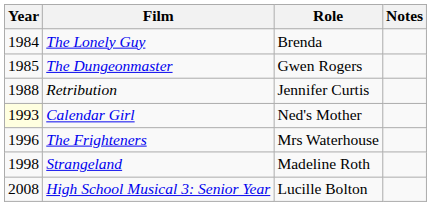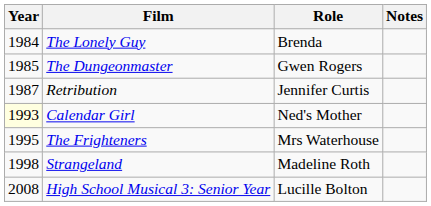(24, 90) 1988 -> (24, 90) 1987
(24, 139) 1996 -> (24, 139) 1995
